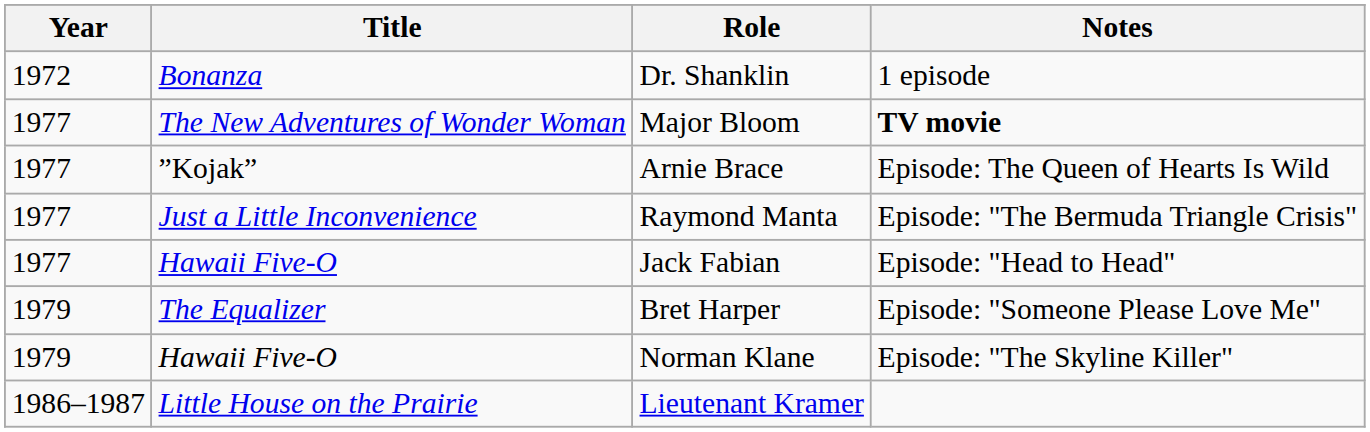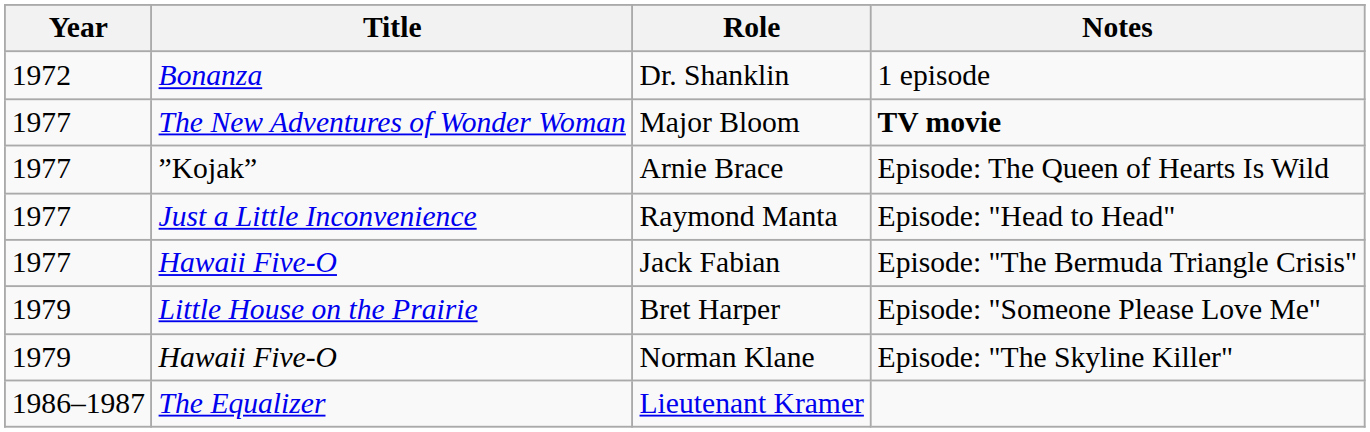(1117, 215) Episode: "The Bermuda Triangle Crisis" -> (1026, 215) Episode: "Head to Head"
(1026, 262) Episode: "Head to Head" -> (1117, 262) Episode: "The Bermuda Triangle Crisis"
(242, 309) The Equalizer -> (318, 309) Little House on the Prairie
(318, 403) Little House on the Prairie -> (242, 403) The Equalizer
